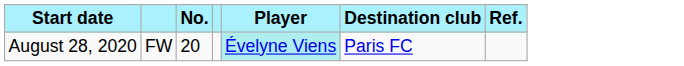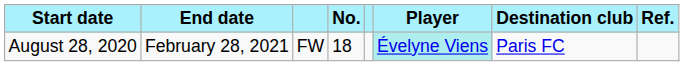+ column: (217, 18)
(190, 46) 20 -> (342, 46) 18
